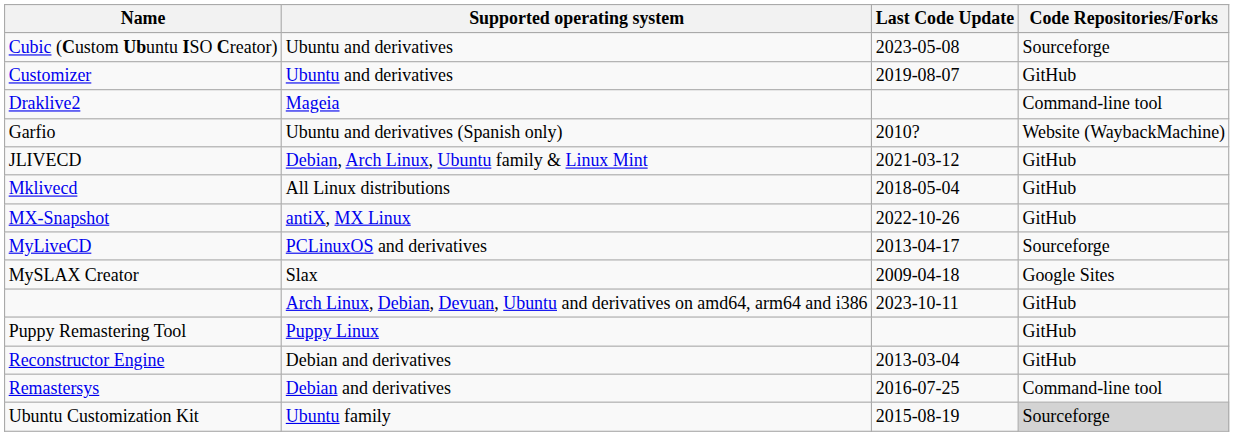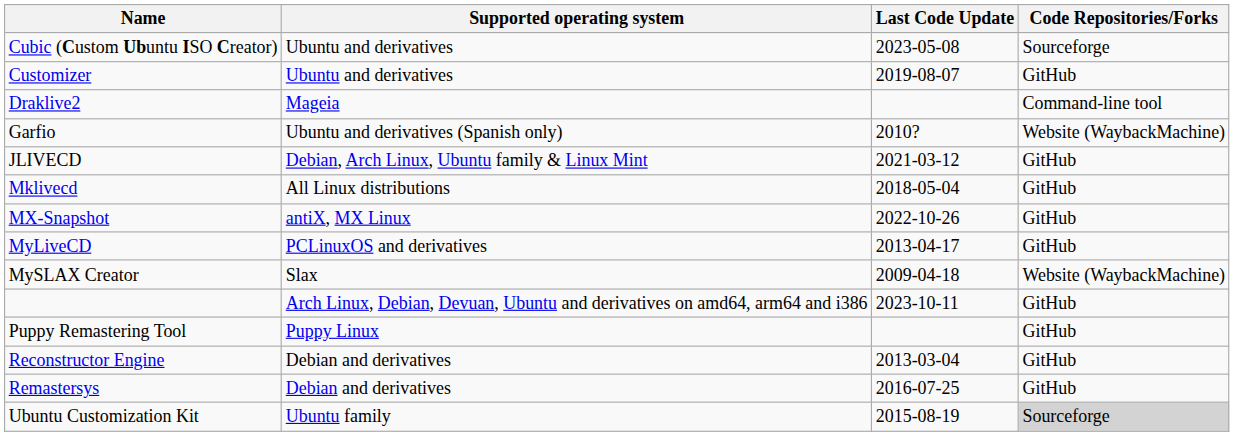(1066, 246) Sourceforge -> (1049, 246) GitHub
(1069, 274) Google Sites -> (1124, 274) Website (WaybackMachine)
(1092, 388) Command-line tool -> (1049, 388) GitHub
